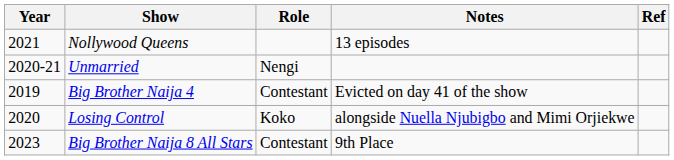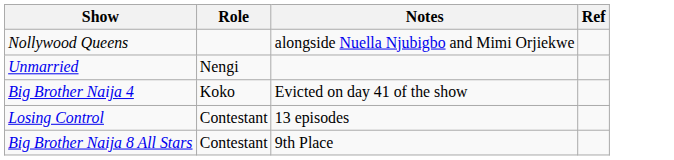- column: (35, 17)
(372, 42) 13 episodes -> (425, 42) alongside Nuella Njubigbo and Mimi Orjiekwe
(294, 92) Contestant -> (217, 92) Koko
(278, 117) Koko -> (234, 117) Contestant
(485, 117) alongside Nuella Njubigbo and Mimi Orjiekwe -> (312, 117) 13 episodes
